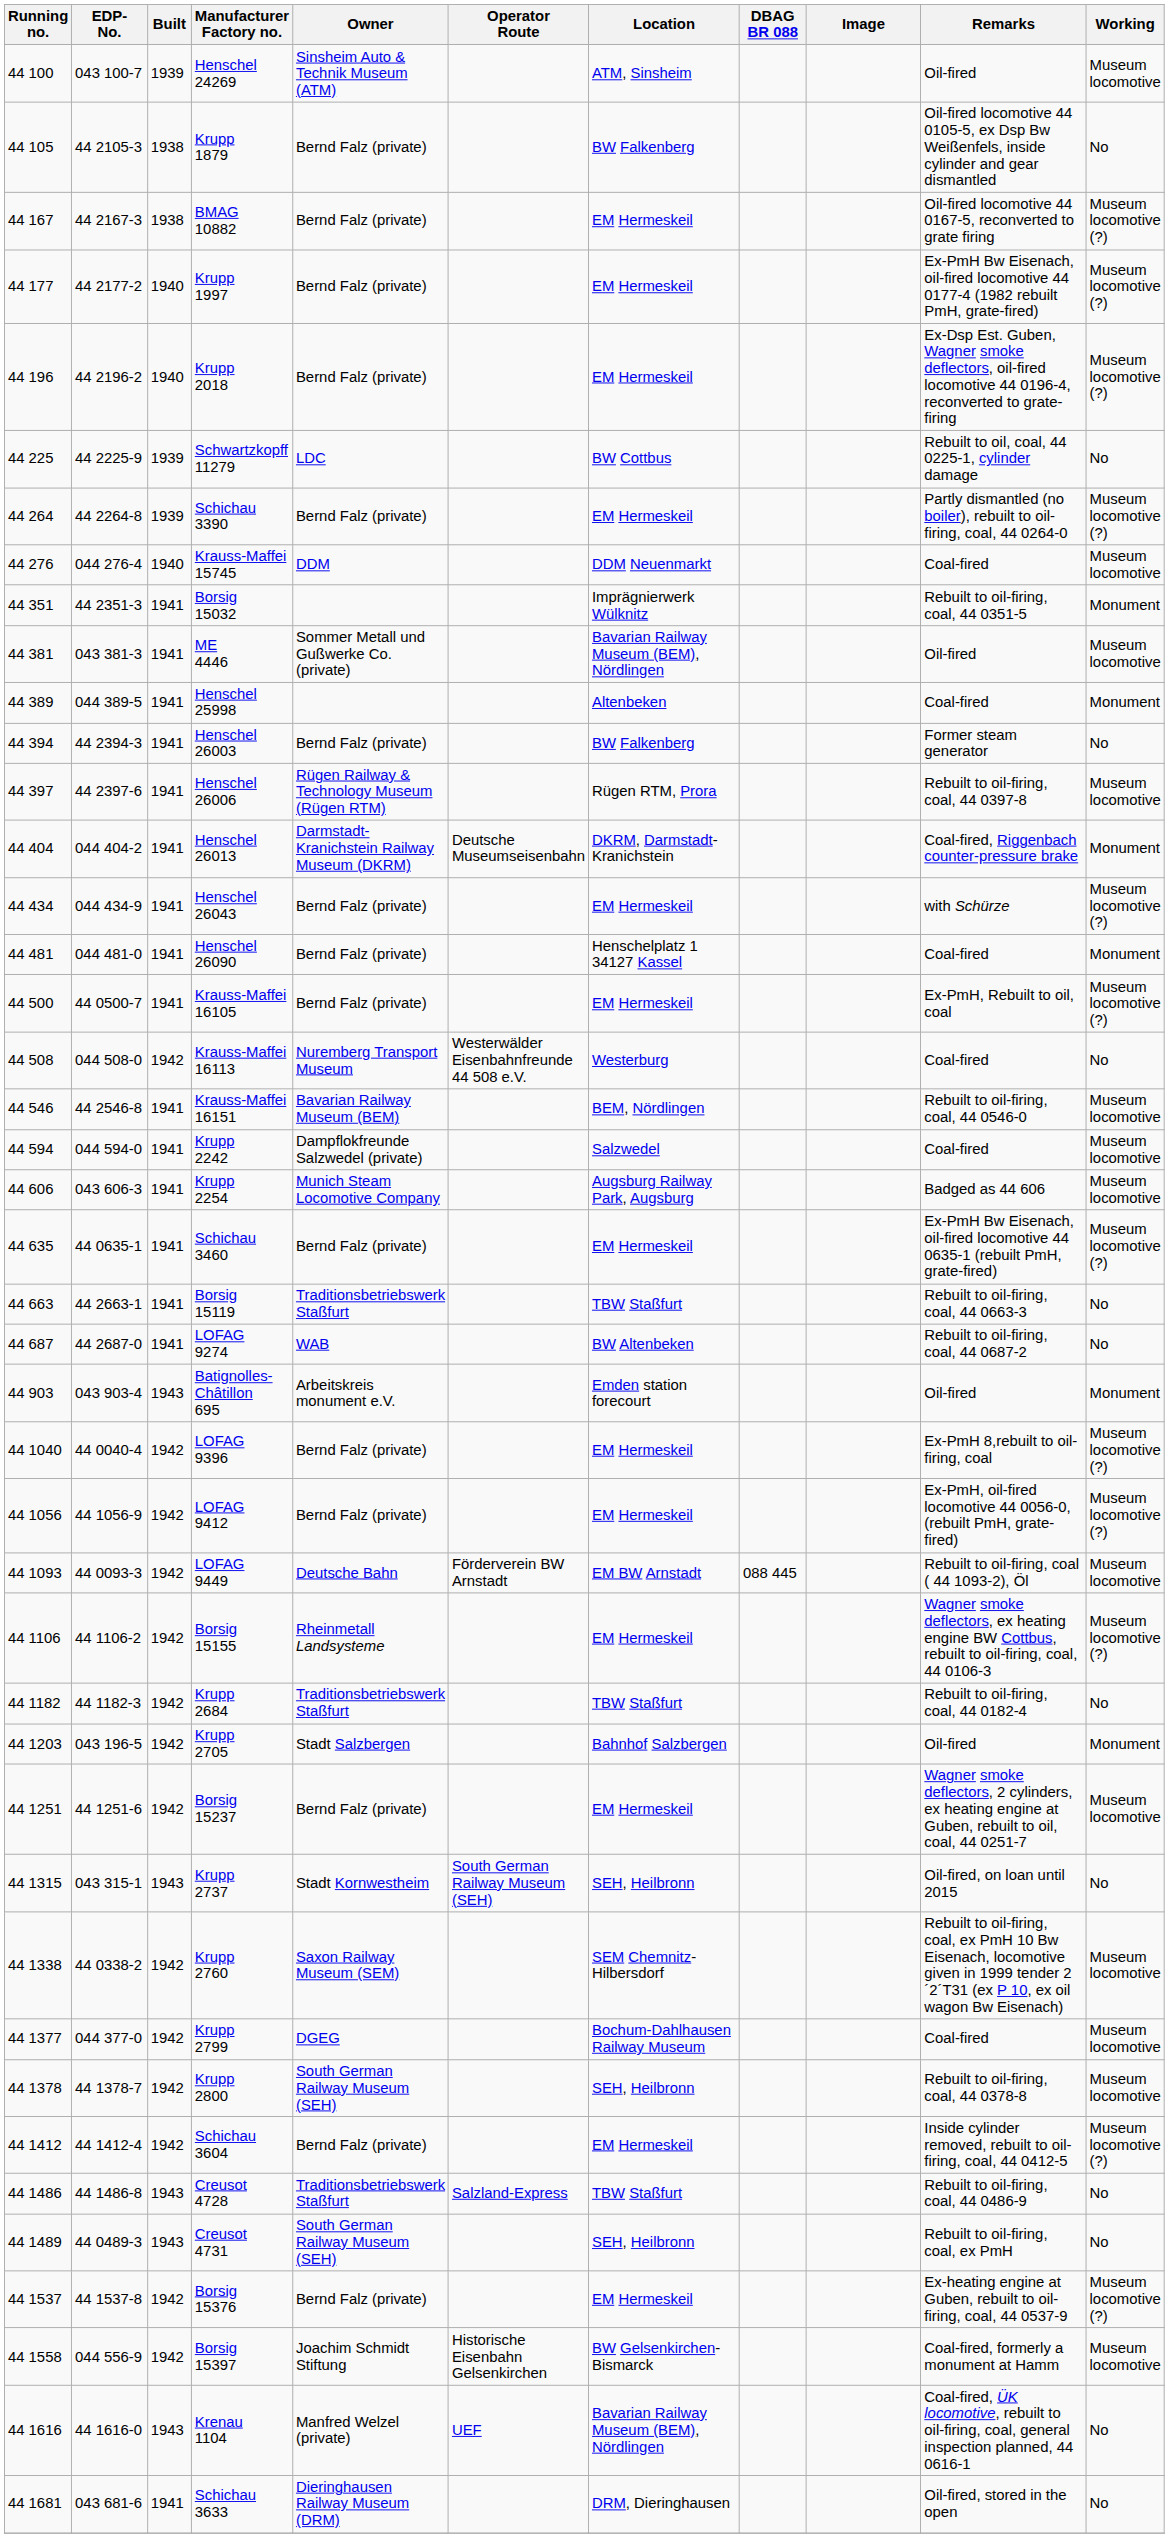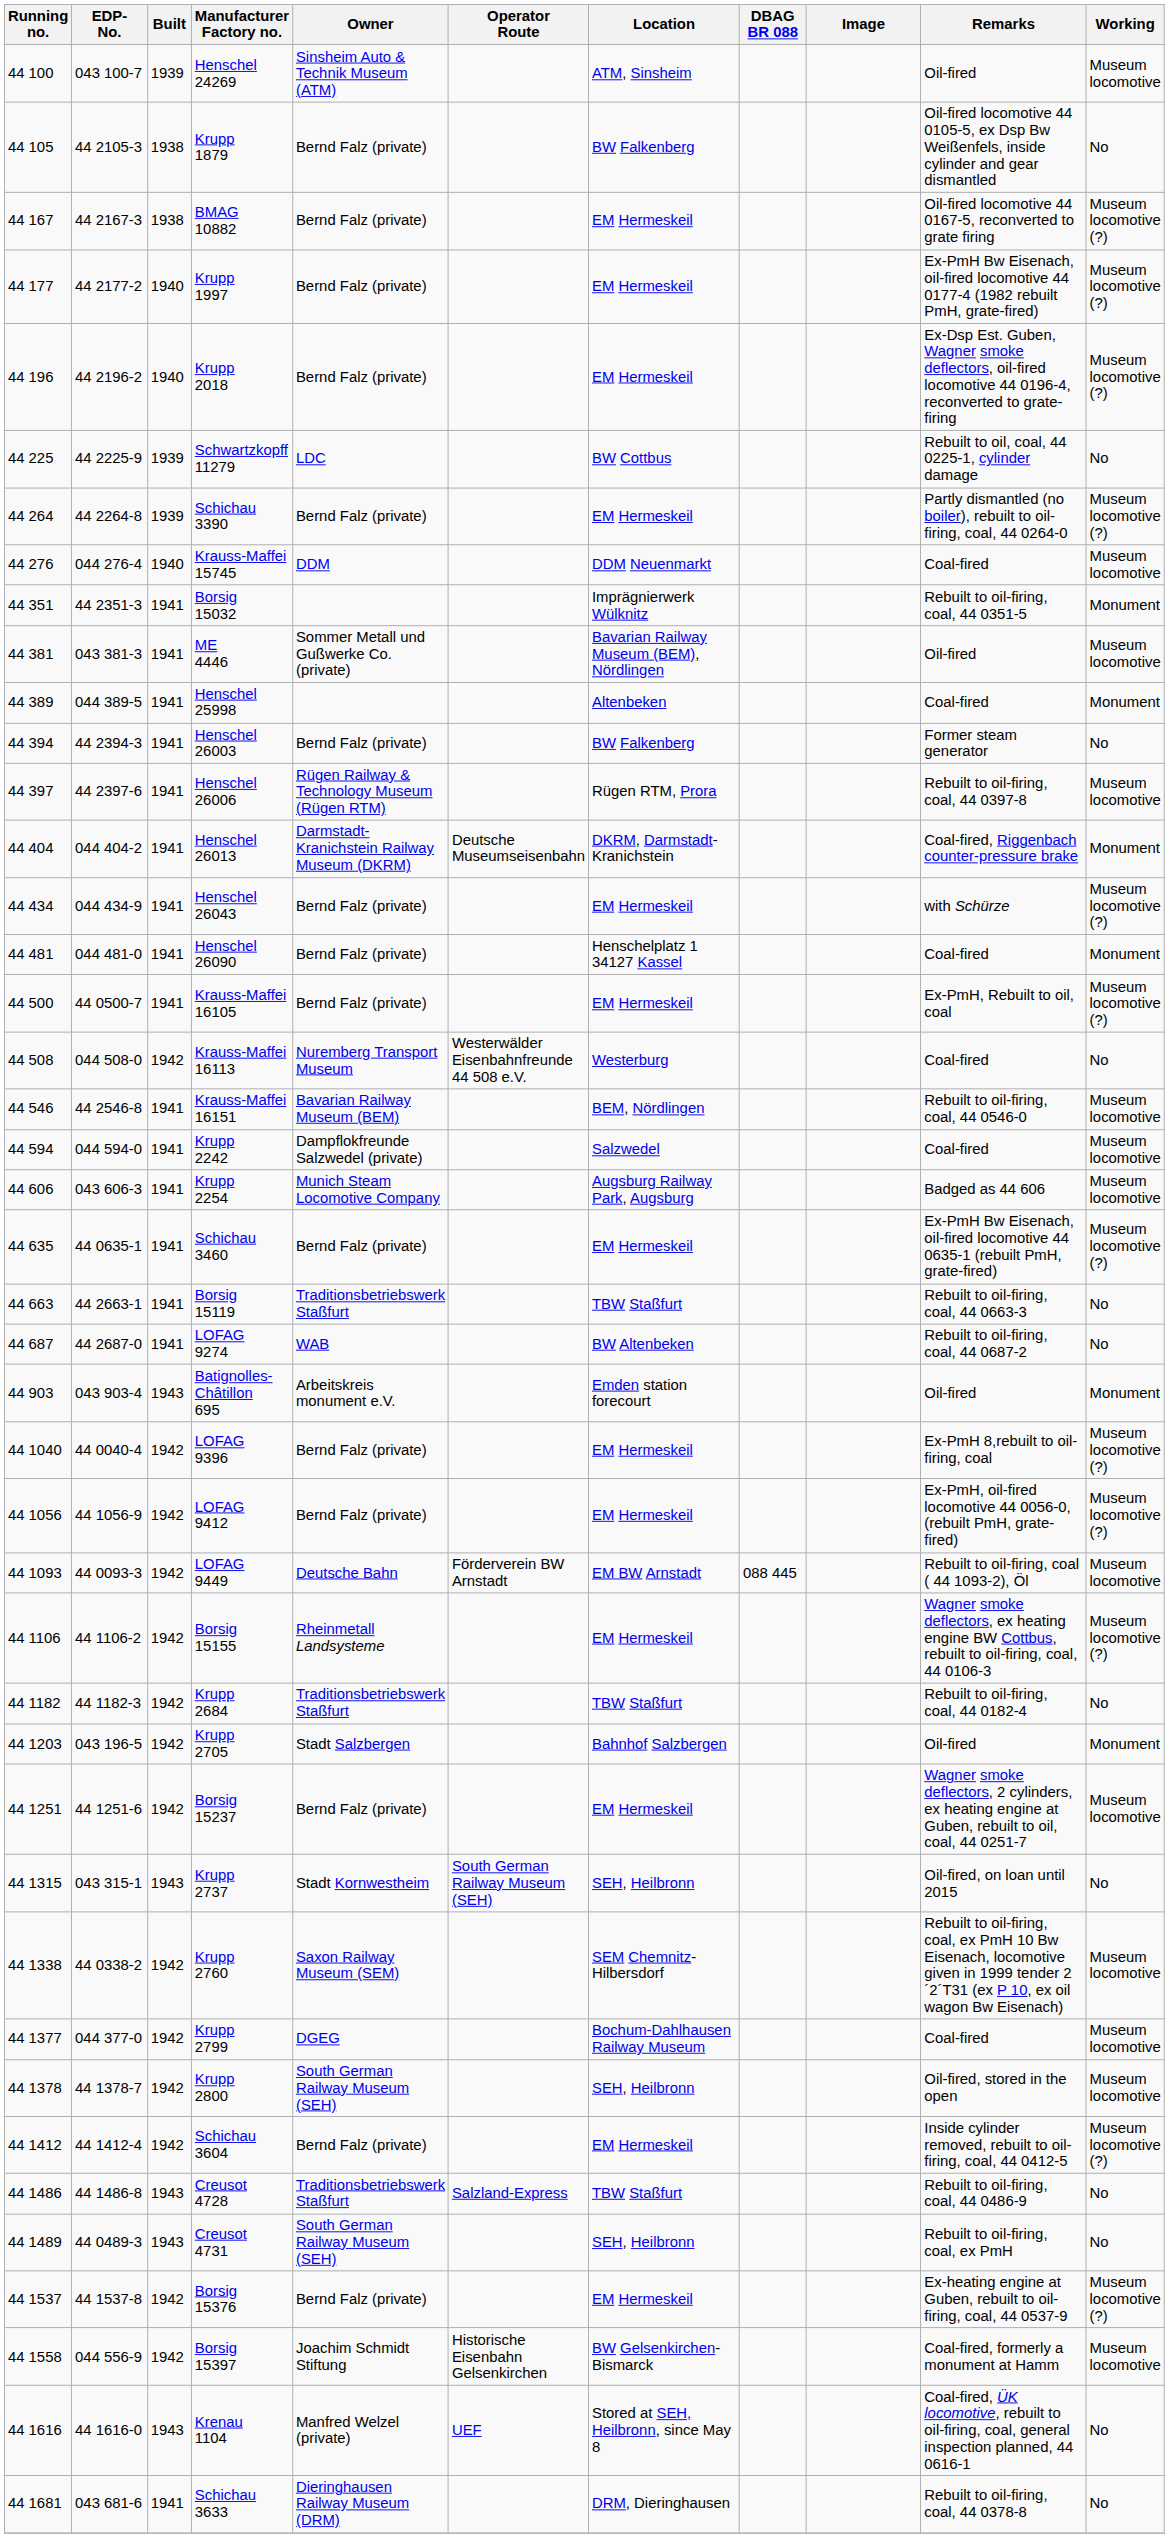(986, 2087) Rebuilt to oil-firing, coal, 44 0378-8 -> (995, 2087) Oil-fired, stored in the open
(649, 2430) Bavarian Railway Museum (BEM), Nördlingen -> (661, 2430) Stored at SEH, Heilbronn, since May 8
(995, 2504) Oil-fired, stored in the open -> (986, 2504) Rebuilt to oil-firing, coal, 44 0378-8
